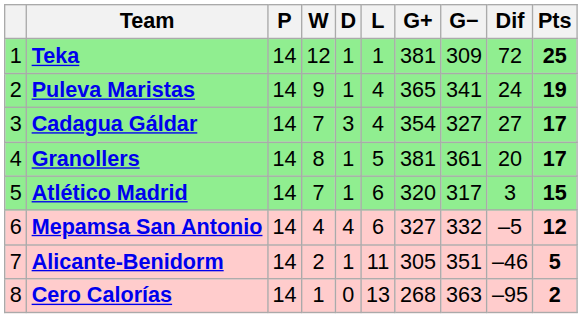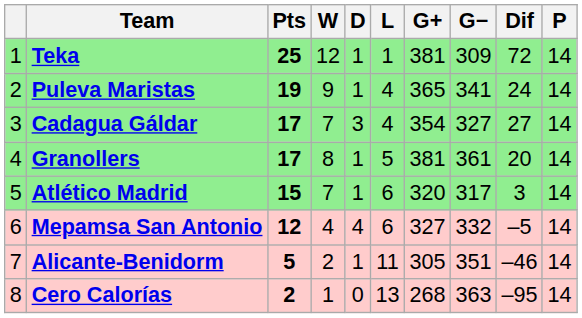columns swapped: (284, 21) <-> (555, 21)
